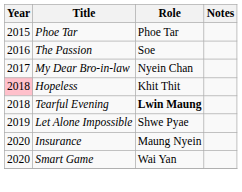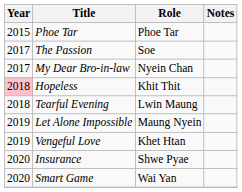(19, 50) 2016 -> (19, 50) 2017
(170, 104) bold -> (168, 104) normal
(163, 123) Shwe Pyae -> (170, 123) Maung Nyein
+ row: (68, 141)
(170, 141) Maung Nyein -> (163, 159) Shwe Pyae
